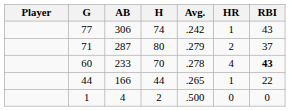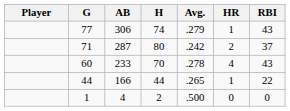(195, 30) .242 -> (195, 30) .279
(195, 47) .279 -> (195, 47) .242
(267, 64) bold -> (267, 64) normal
